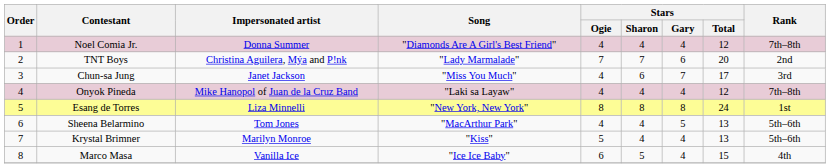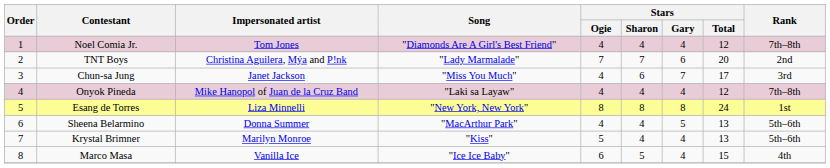(276, 44) Donna Summer -> (276, 44) Tom Jones
(276, 123) Tom Jones -> (276, 123) Donna Summer
